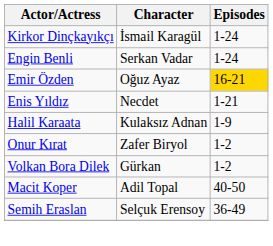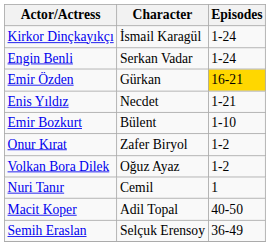(150, 79) Oğuz Ayaz -> (140, 79) Gürkan
+ row: (45, 123)
- row: (44, 123)
(140, 166) Gürkan -> (150, 166) Oğuz Ayaz
+ row: (36, 187)
